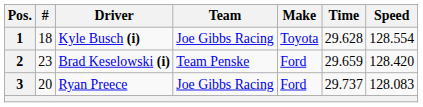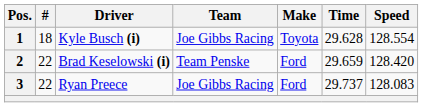(45, 61) 23 -> (45, 61) 22
(45, 84) 20 -> (45, 84) 22
